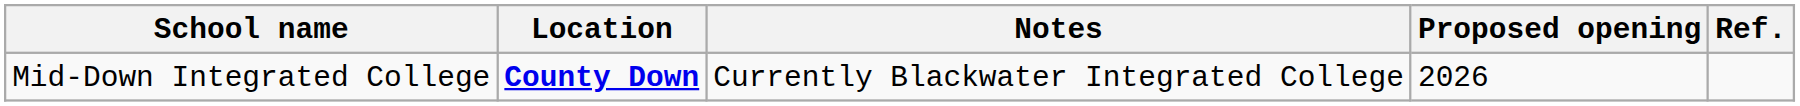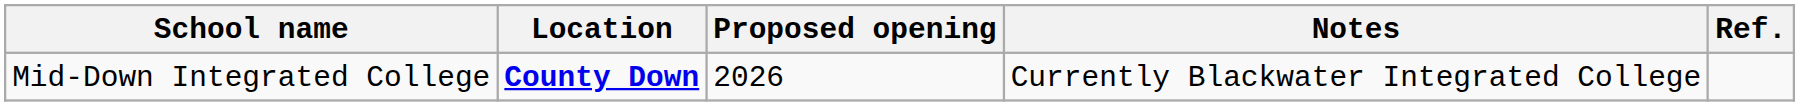columns swapped: (1560, 29) <-> (1059, 29)
